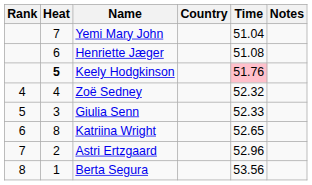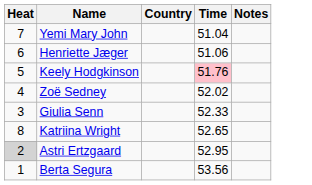- column: (22, 14)
(249, 53) 51.08 -> (213, 53) 51.06
(56, 72) bold -> (21, 72) normal
(249, 92) 52.32 -> (213, 92) 52.02
(56, 151) no background -> (21, 151) lightgrey background
(249, 151) 52.96 -> (213, 151) 52.95
